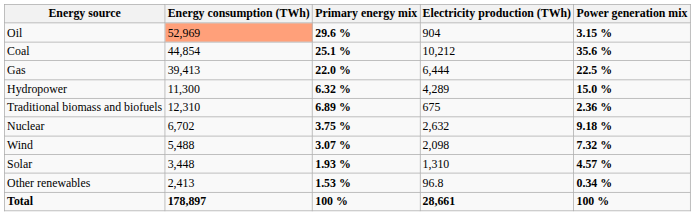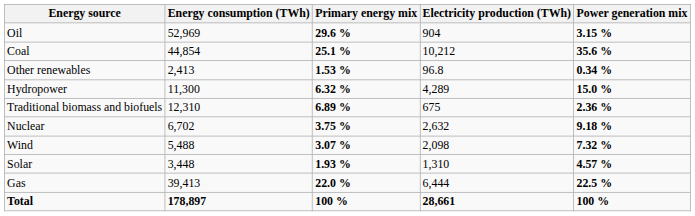(184, 32) lightsalmon background -> (184, 32) no background
rows swapped: (16, 70) <-> (49, 182)
